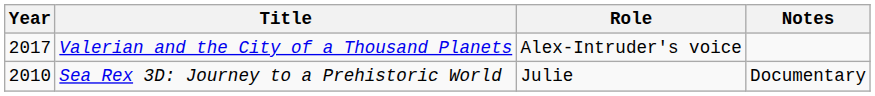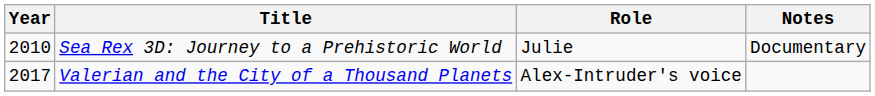rows swapped: (281, 76) <-> (286, 48)
